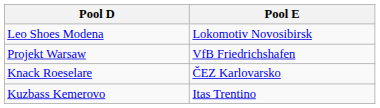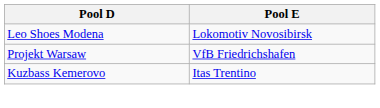- row: (50, 73)
